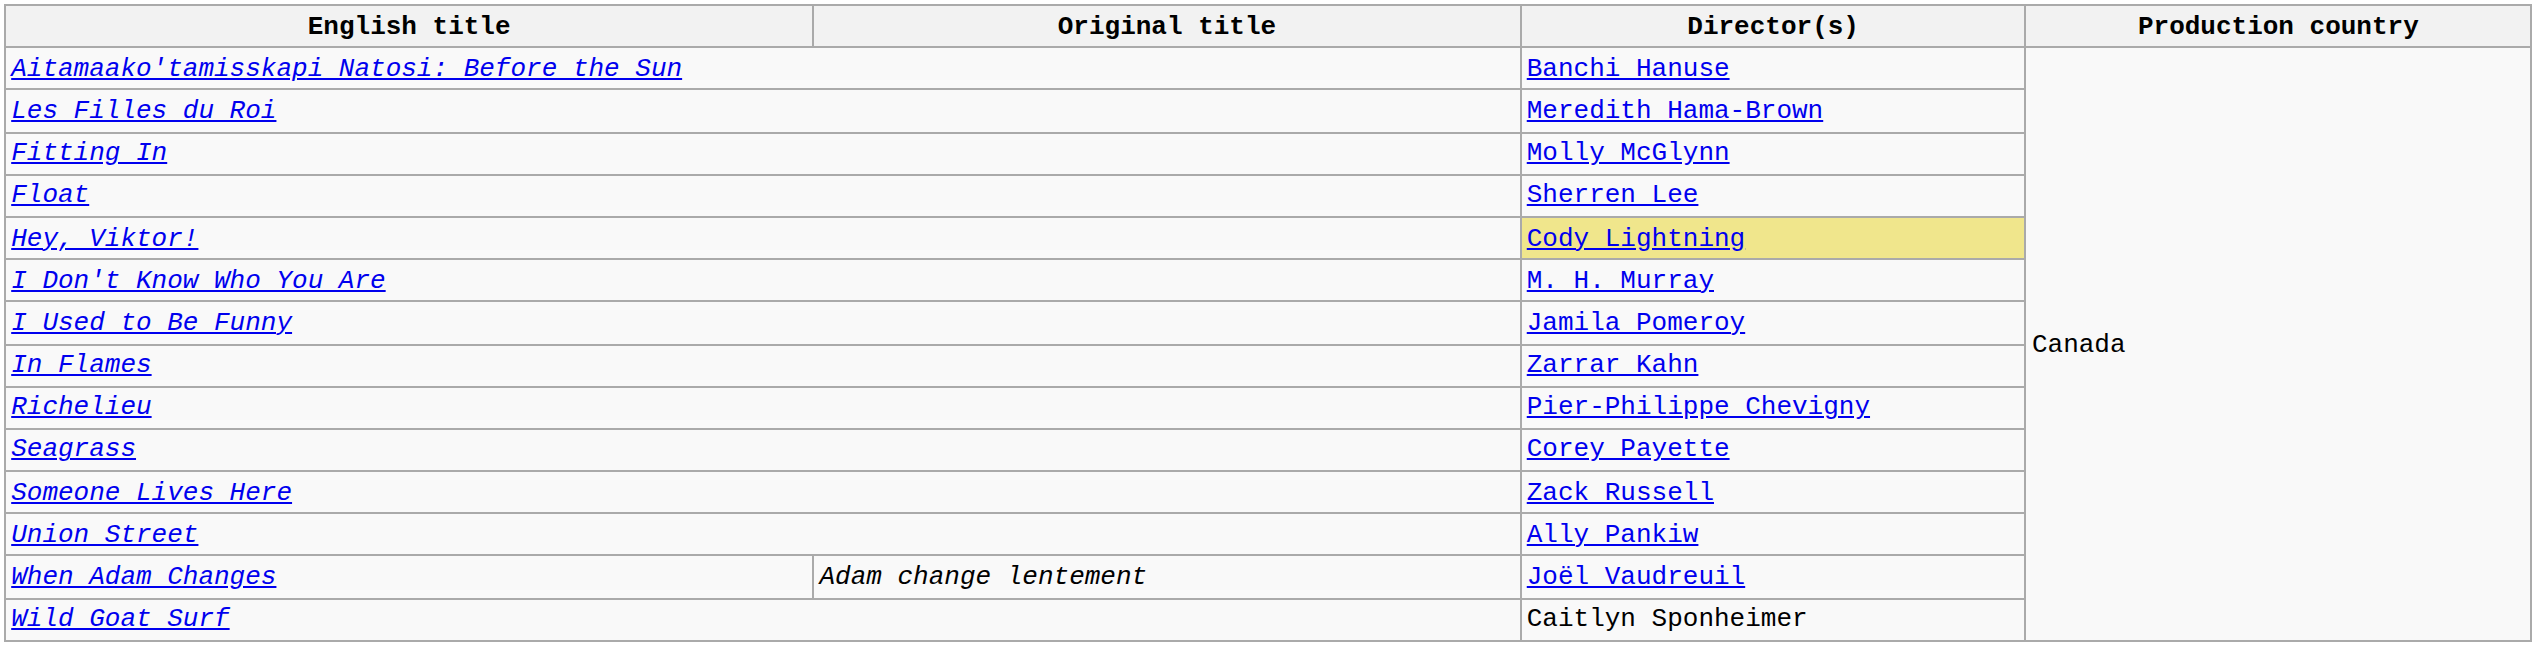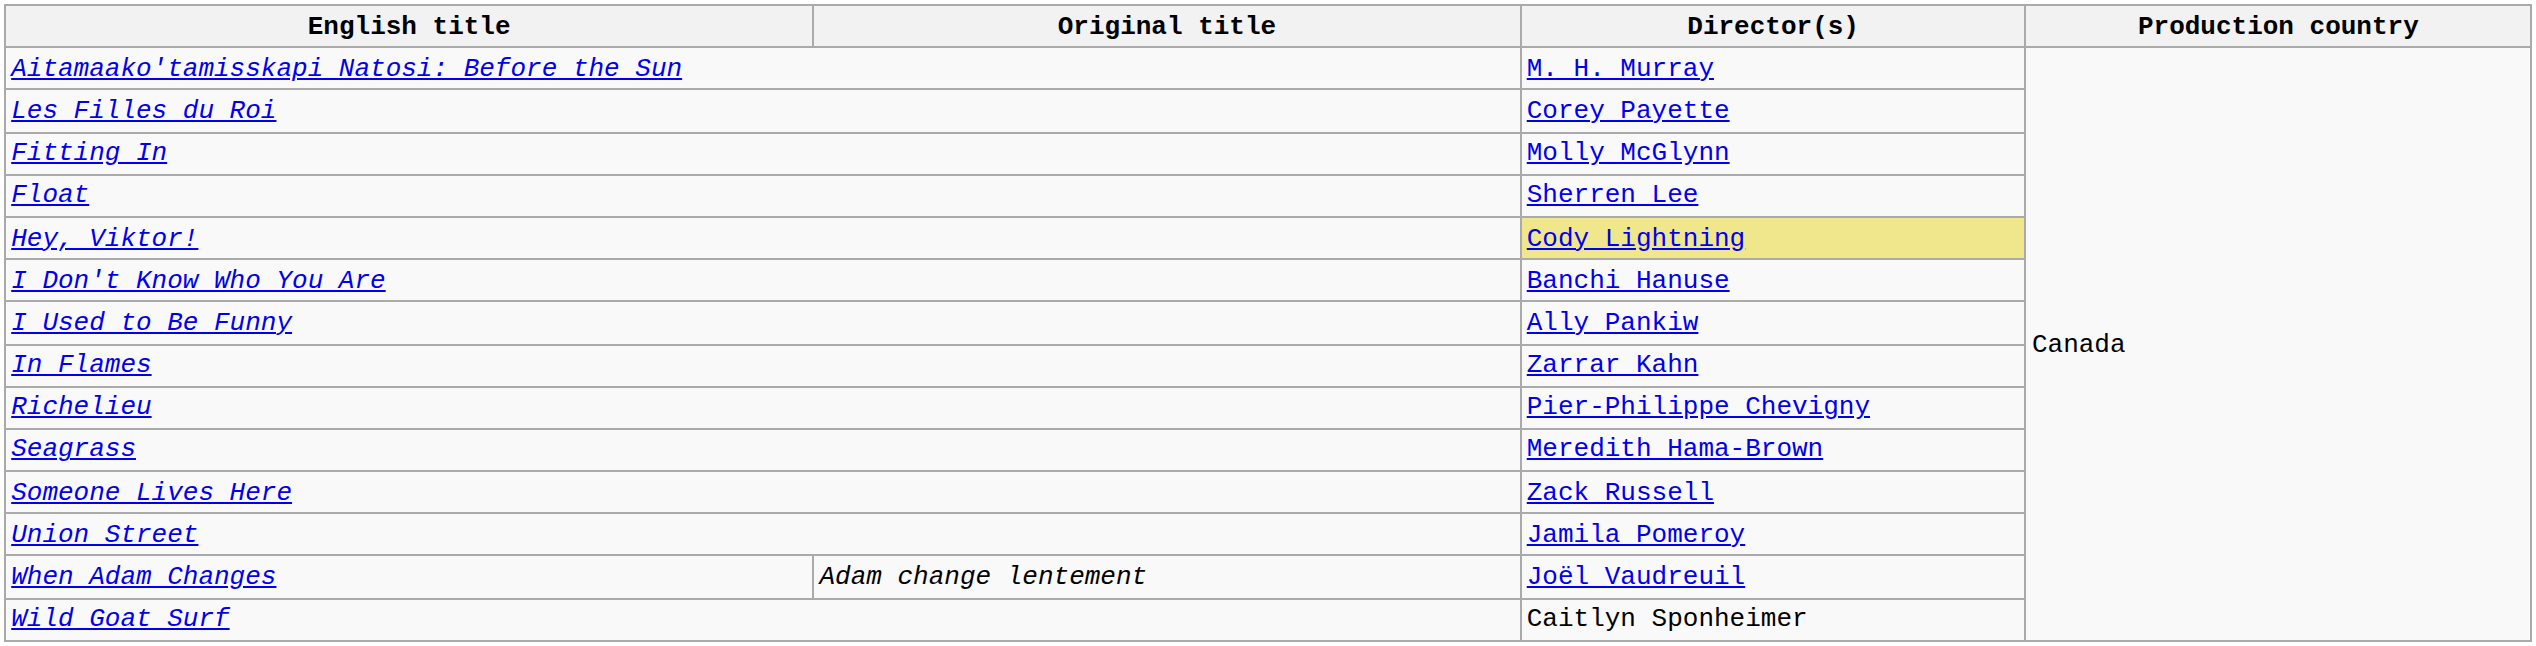(1628, 69) Banchi Hanuse -> (1620, 69) M. H. Murray
(1675, 111) Meredith Hama-Brown -> (1628, 111) Corey Payette
(1620, 280) M. H. Murray -> (1628, 280) Banchi Hanuse
(1636, 323) Jamila Pomeroy -> (1613, 323) Ally Pankiw
(1628, 450) Corey Payette -> (1675, 450) Meredith Hama-Brown
(1613, 535) Ally Pankiw -> (1636, 535) Jamila Pomeroy
